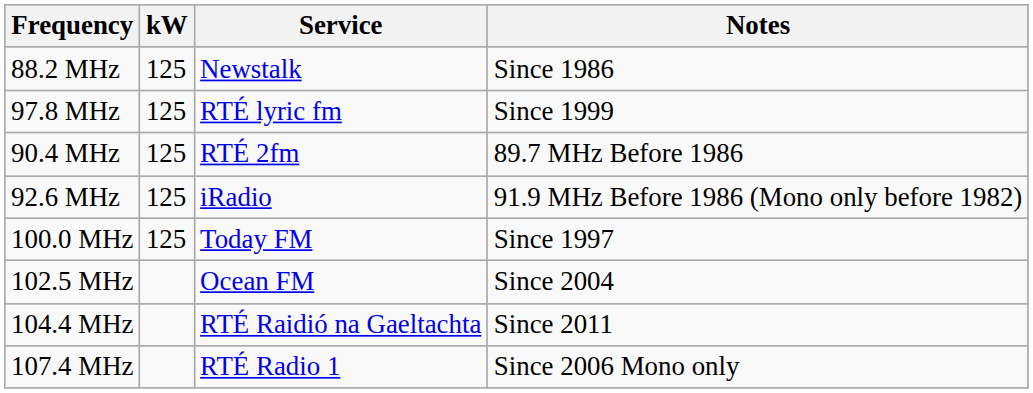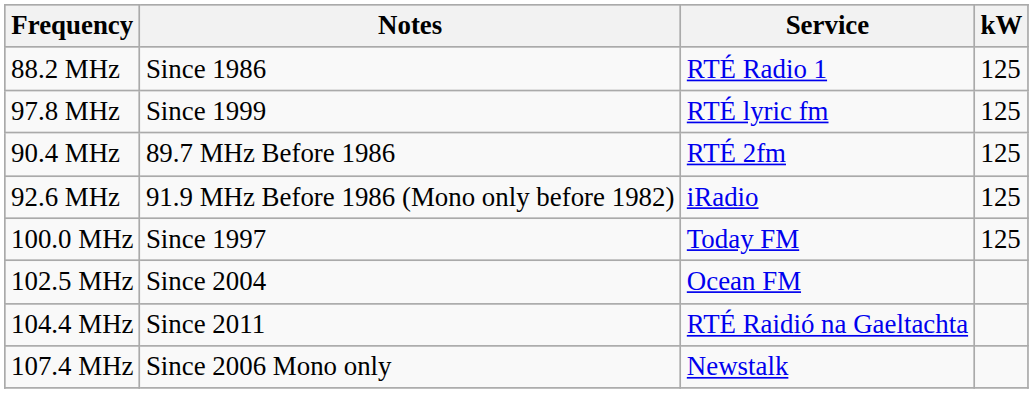columns swapped: (167, 25) <-> (758, 25)
(251, 68) Newstalk -> (757, 68) RTÉ Radio 1
(270, 366) RTÉ Radio 1 -> (738, 366) Newstalk
